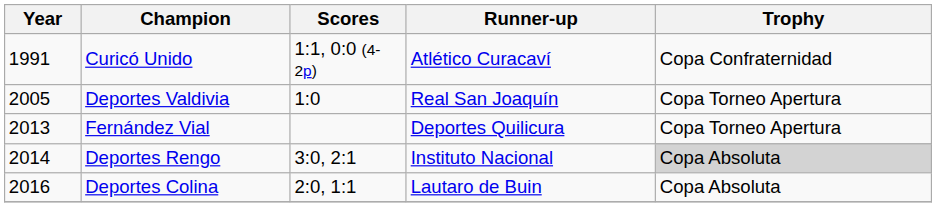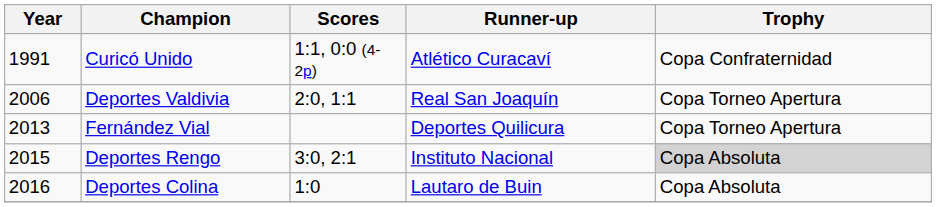(30, 98) 2005 -> (30, 98) 2006
(307, 98) 1:0 -> (325, 98) 2:0, 1:1
(30, 157) 2014 -> (30, 157) 2015
(325, 187) 2:0, 1:1 -> (307, 187) 1:0
